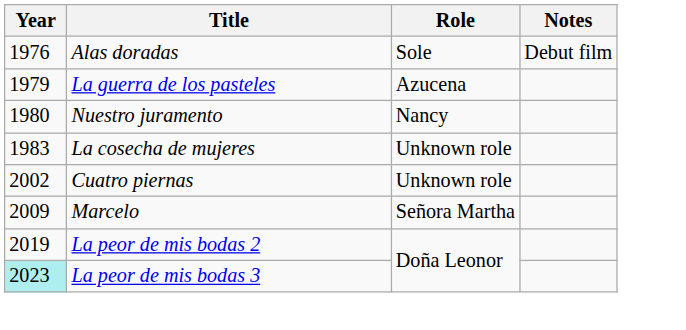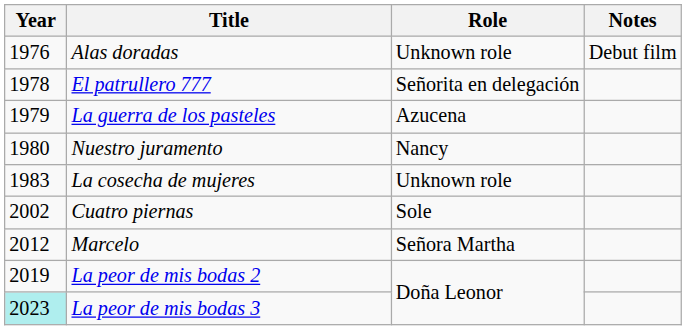(414, 52) Sole -> (454, 52) Unknown role
+ row: (141, 84)
(454, 180) Unknown role -> (414, 212) Sole
(29, 212) 2009 -> (29, 244) 2012
